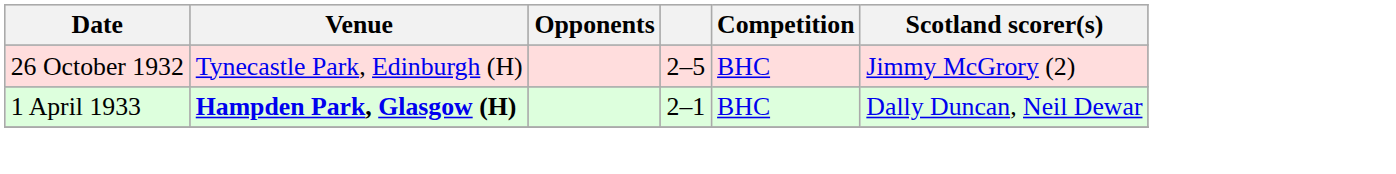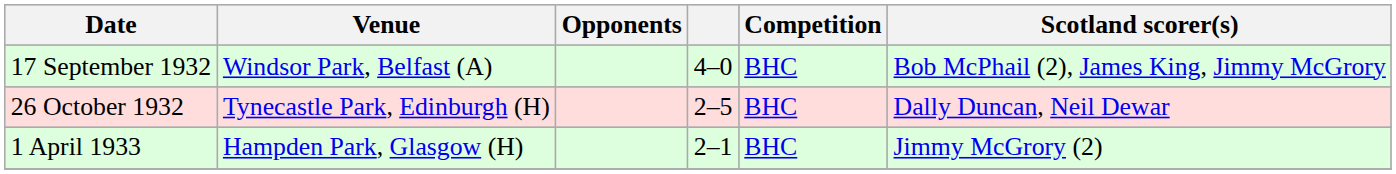+ row: (111, 65)
(971, 65) Jimmy McGrory (2) -> (1032, 106) Dally Duncan, Neil Dewar
(356, 106) bold -> (373, 147) normal
(1004, 106) Dally Duncan, Neil Dewar -> (998, 147) Jimmy McGrory (2)
